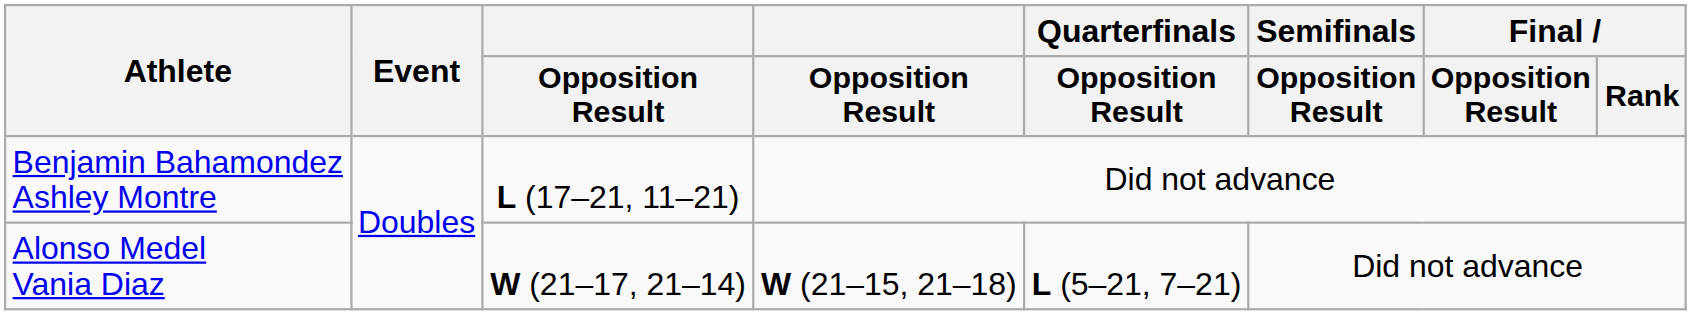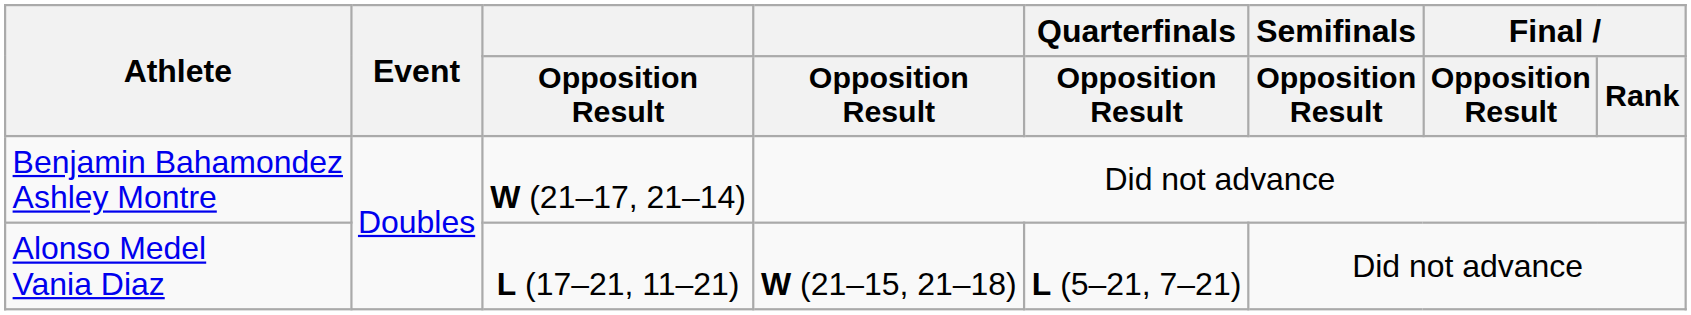(618, 198) L (17–21, 11–21) -> (618, 198) W (21–17, 21–14)
(618, 284) W (21–17, 21–14) -> (618, 284) L (17–21, 11–21)
